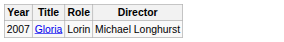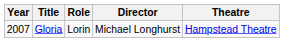+ column: (231, 12)
